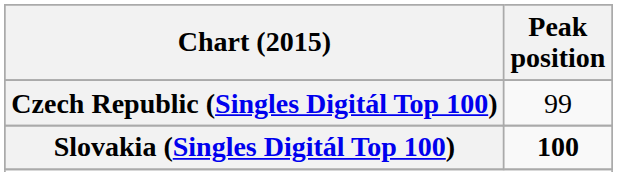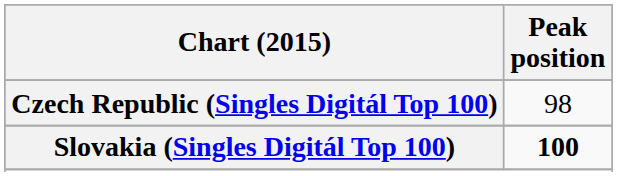(558, 102) 99 -> (558, 102) 98
